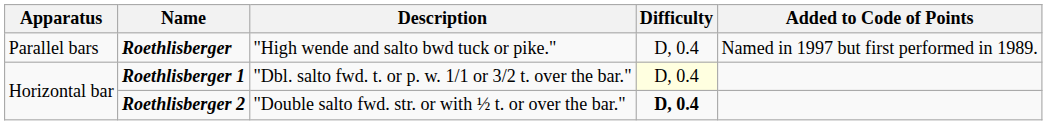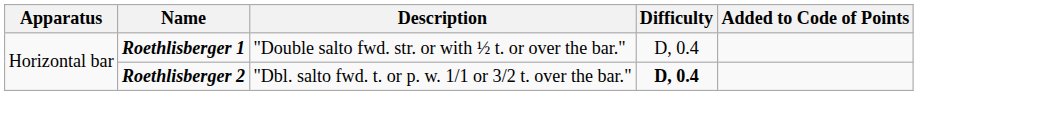- row: (177, 47)
(442, 76) "Dbl. salto fwd. t. or p. w. 1/1 or 3/2 t. over the bar." -> (440, 47) "Double salto fwd. str. or with ½ t. or over the bar."
(677, 76) lightyellow background -> (677, 47) no background
(440, 104) "Double salto fwd. str. or with ½ t. or over the bar." -> (442, 76) "Dbl. salto fwd. t. or p. w. 1/1 or 3/2 t. over the bar."
